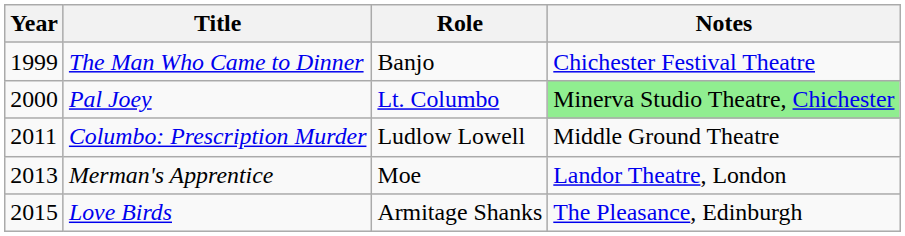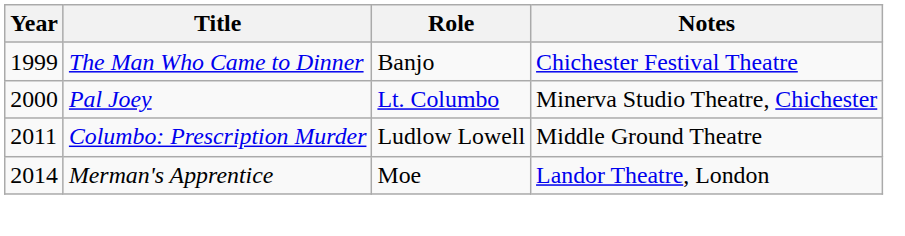(724, 99) lightgreen background -> (707, 99) no background
(34, 174) 2013 -> (34, 174) 2014
- row: (120, 212)
